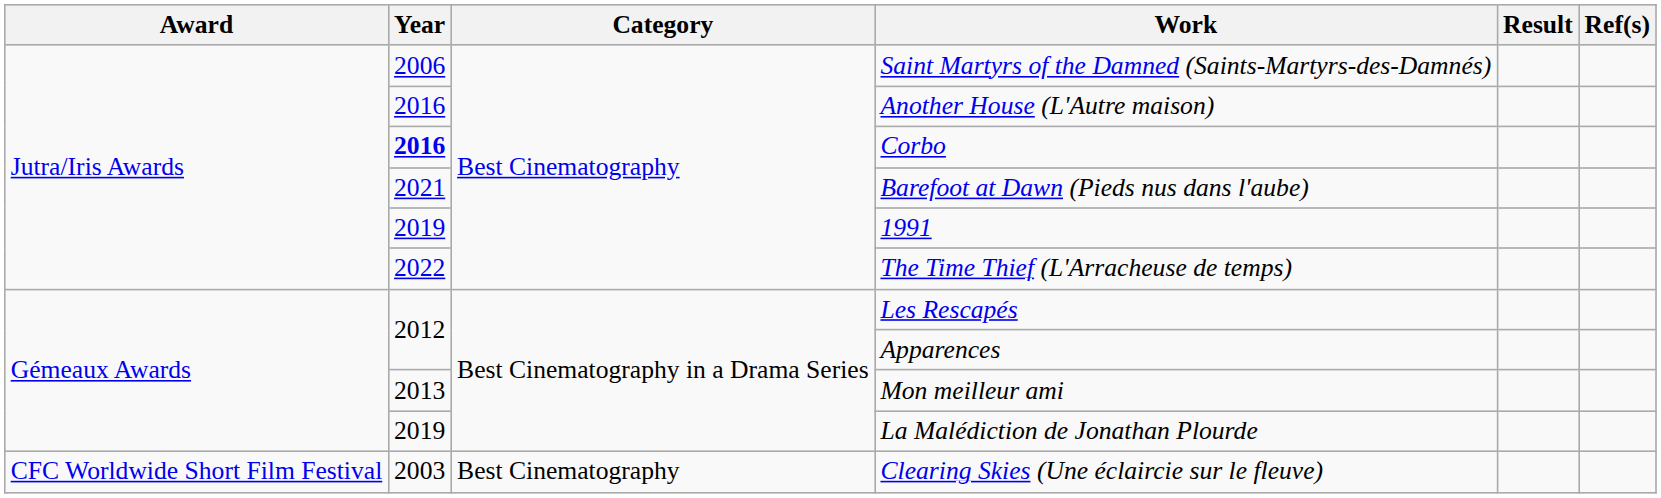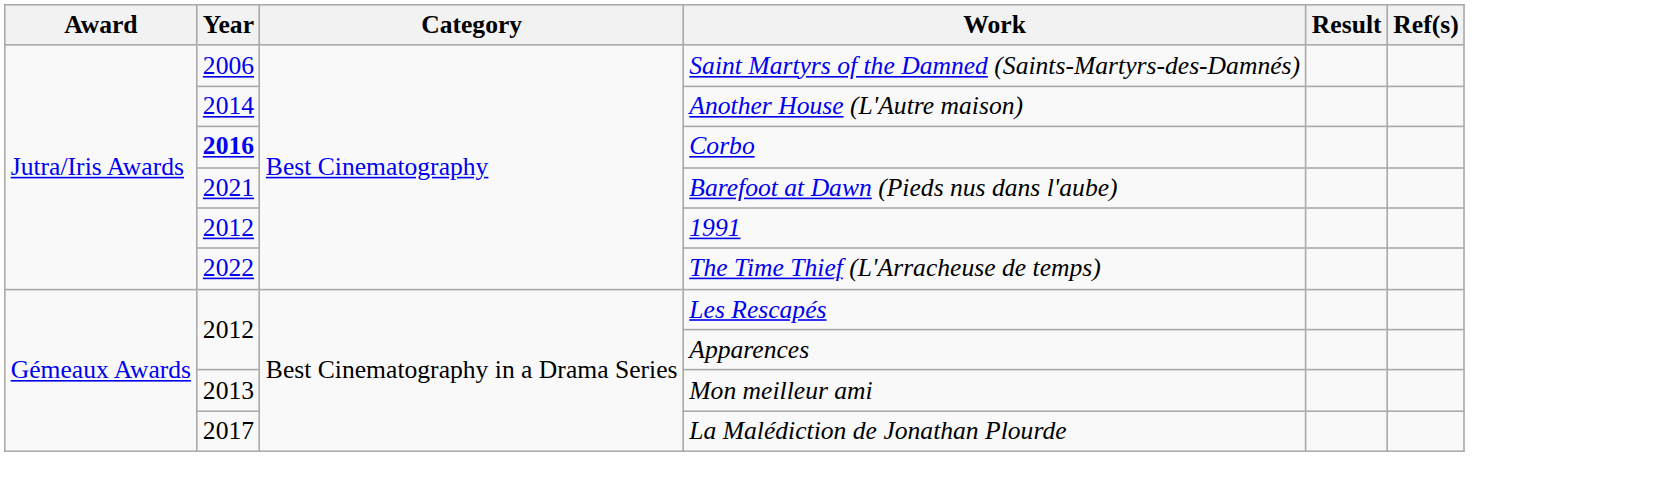(420, 106) 2016 -> (228, 106) 2014
(420, 227) 2019 -> (228, 227) 2012
(420, 430) 2019 -> (228, 430) 2017
- row: (1102, 471)
